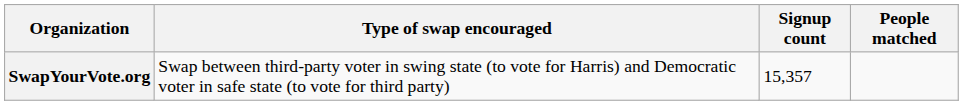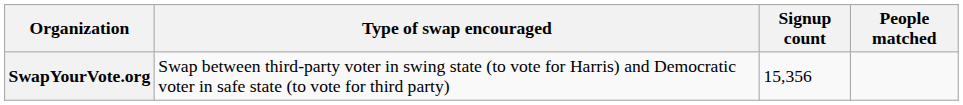(788, 76) 15,357 -> (788, 76) 15,356
